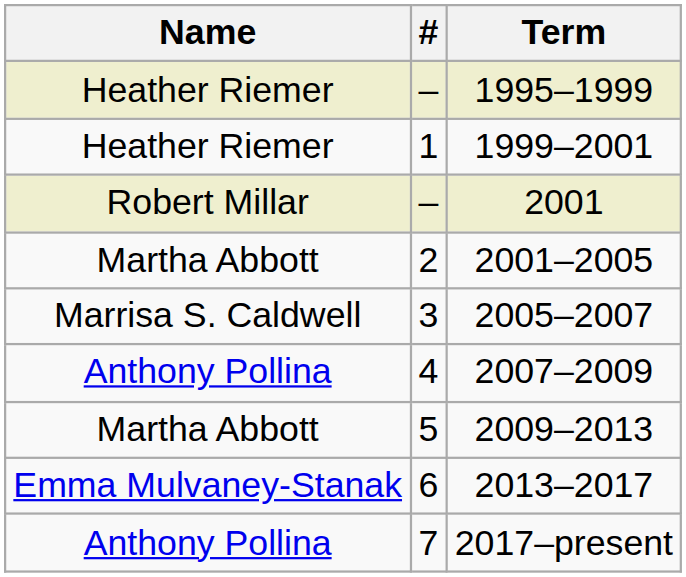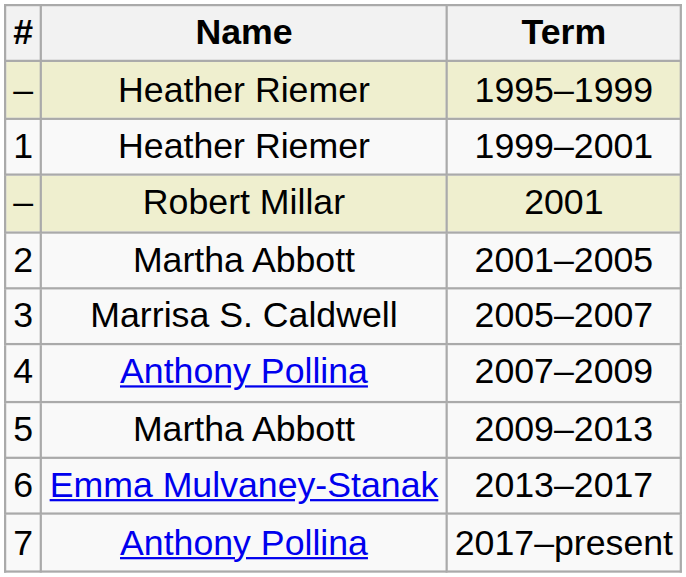columns swapped: (428, 32) <-> (208, 32)
